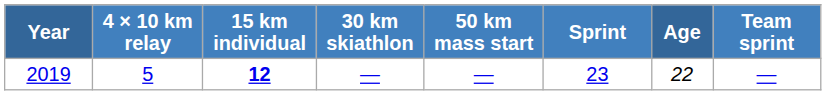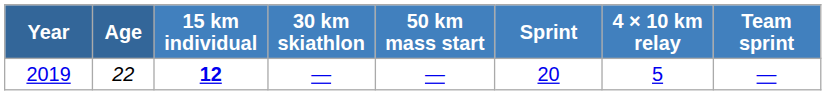columns swapped: (682, 32) <-> (148, 32)
(597, 74) 23 -> (549, 74) 20
